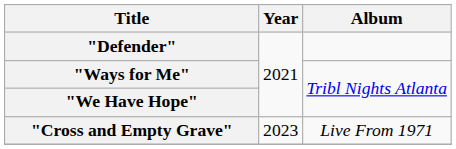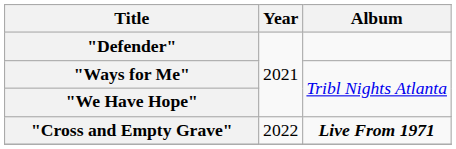(281, 130) 2023 -> (281, 130) 2022
(377, 130) normal -> (377, 130) bold
